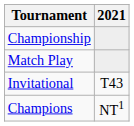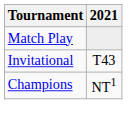- row: (49, 38)
